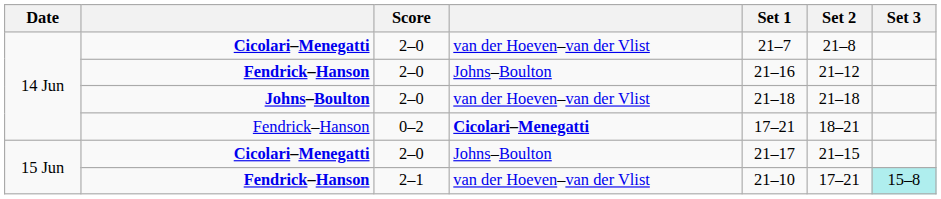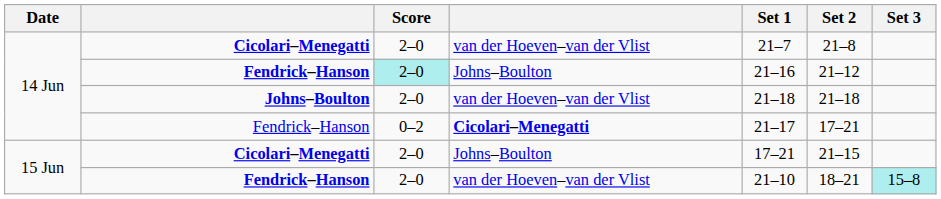(411, 72) no background -> (411, 72) paleturquoise background
(774, 126) 17–21 -> (774, 126) 21–17
(839, 126) 18–21 -> (839, 126) 17–21
(774, 153) 21–17 -> (774, 153) 17–21
(411, 180) 2–1 -> (411, 180) 2–0
(839, 180) 17–21 -> (839, 180) 18–21
